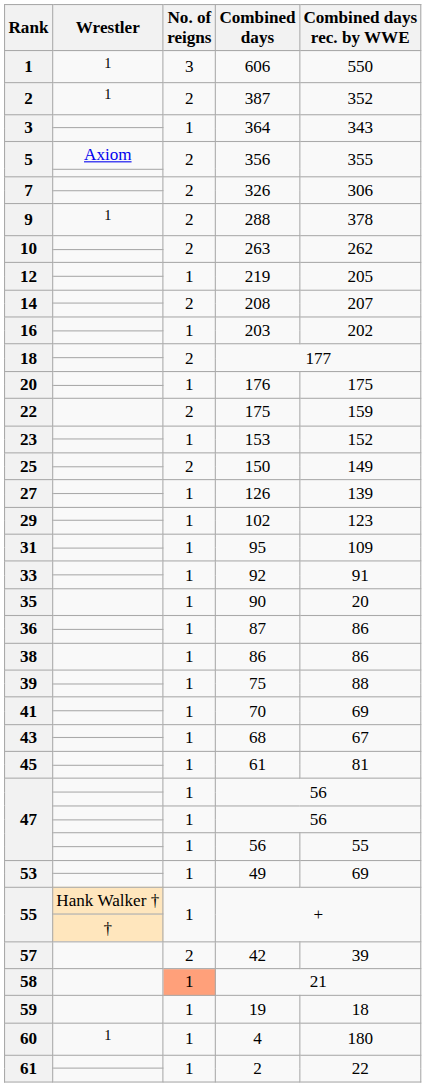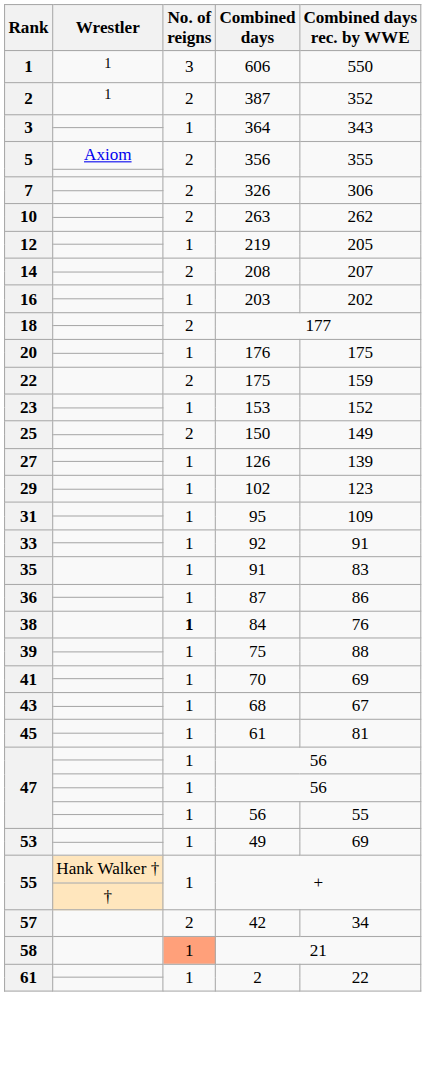- row: (28, 219)
(257, 602) 90 -> (257, 570) 91
(360, 602) 20 -> (360, 570) 83
(189, 656) normal -> (189, 624) bold
(257, 656) 86 -> (257, 624) 84
(360, 656) 86 -> (360, 624) 76
(360, 955) 39 -> (360, 923) 34
- row: (28, 1009)
- row: (28, 1038)
